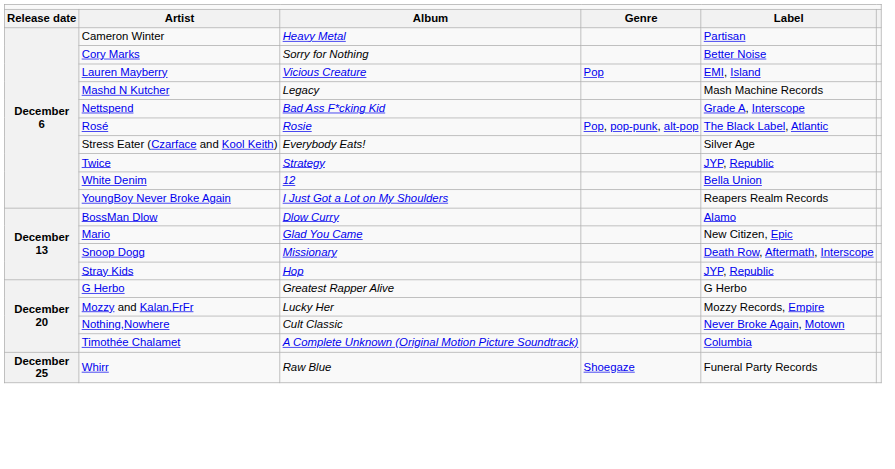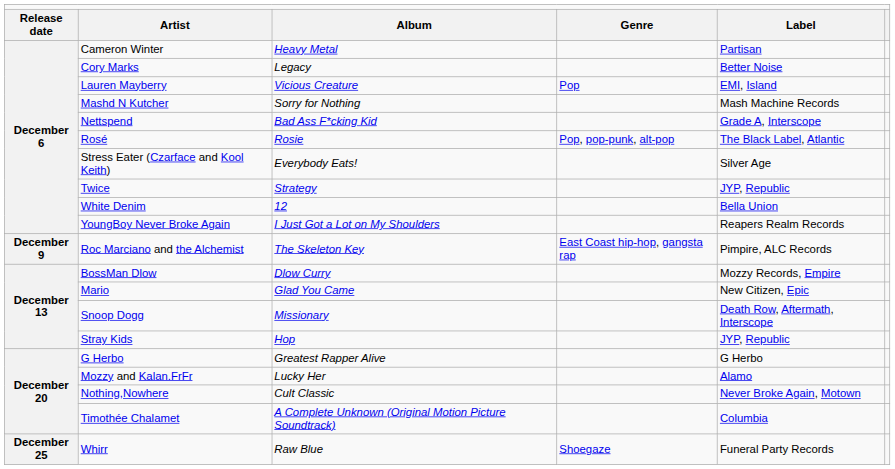(326, 54) Sorry for Nothing -> (293, 67) Legacy
(301, 90) Legacy -> (317, 103) Sorry for Nothing
+ row: (162, 248)
(720, 216) Alamo -> (780, 273) Mozzy Records, Empire
(764, 307) Mozzy Records, Empire -> (736, 376) Alamo
